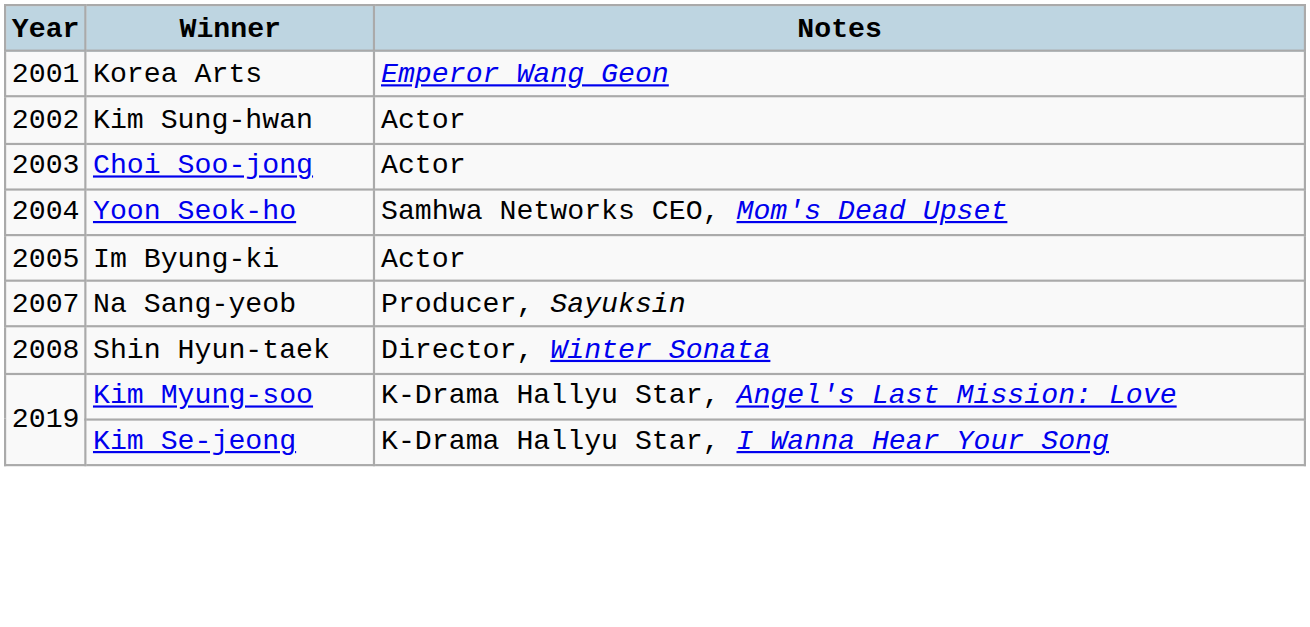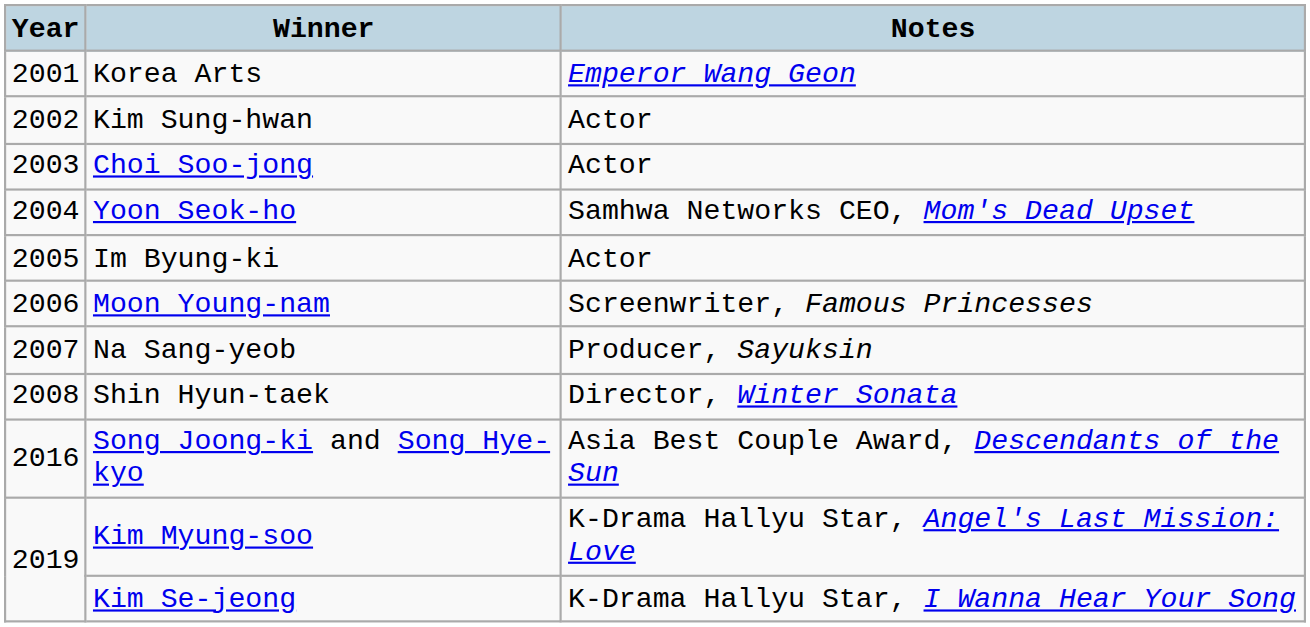+ row: (211, 304)
+ row: (322, 458)
